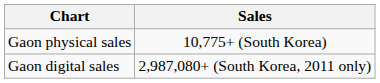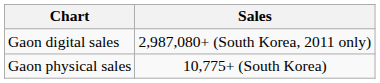rows swapped: (70, 41) <-> (64, 66)
